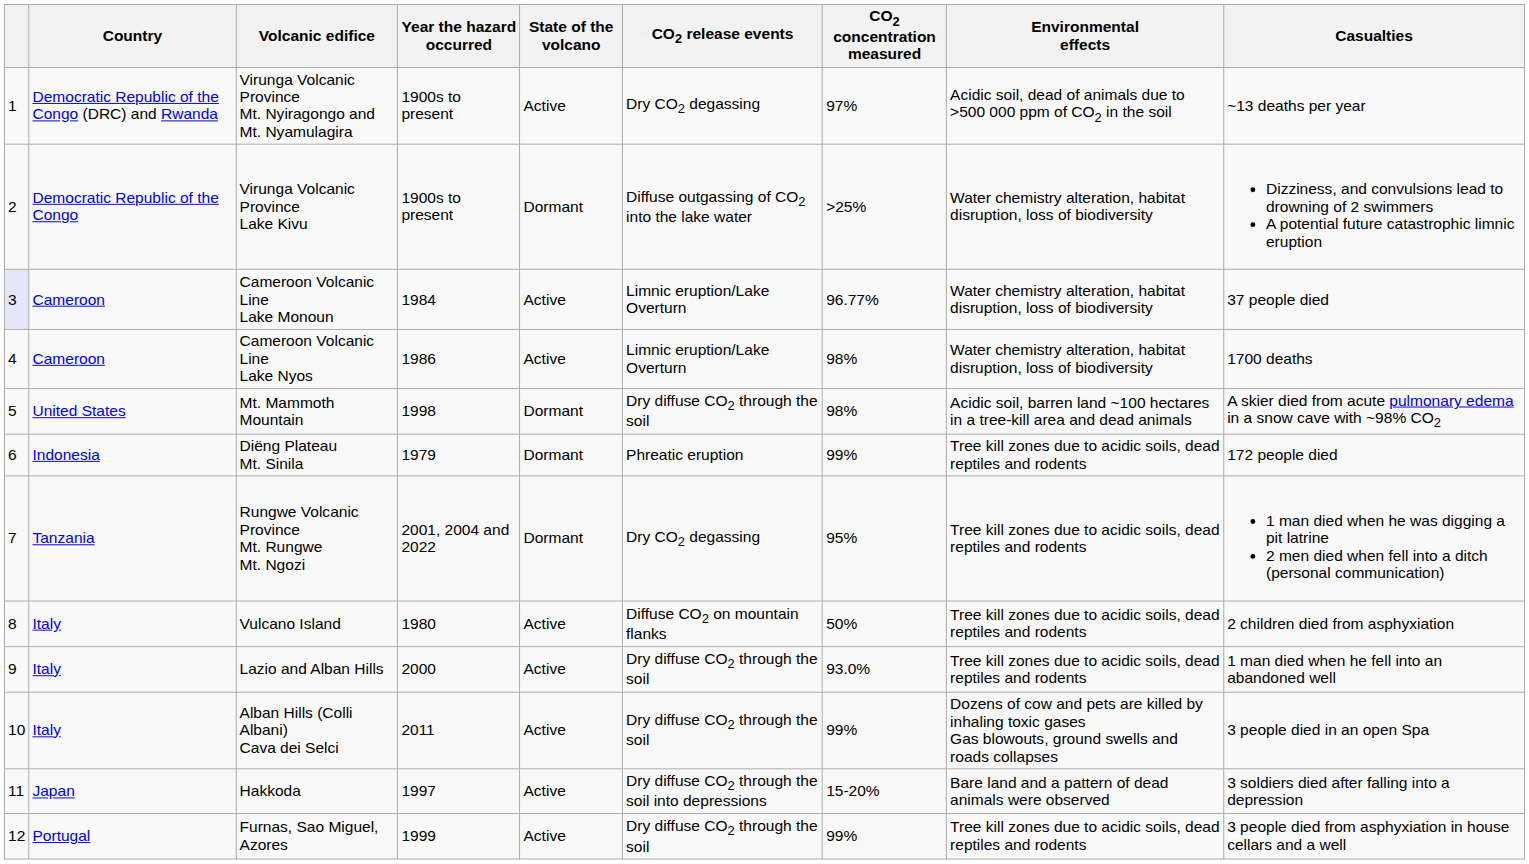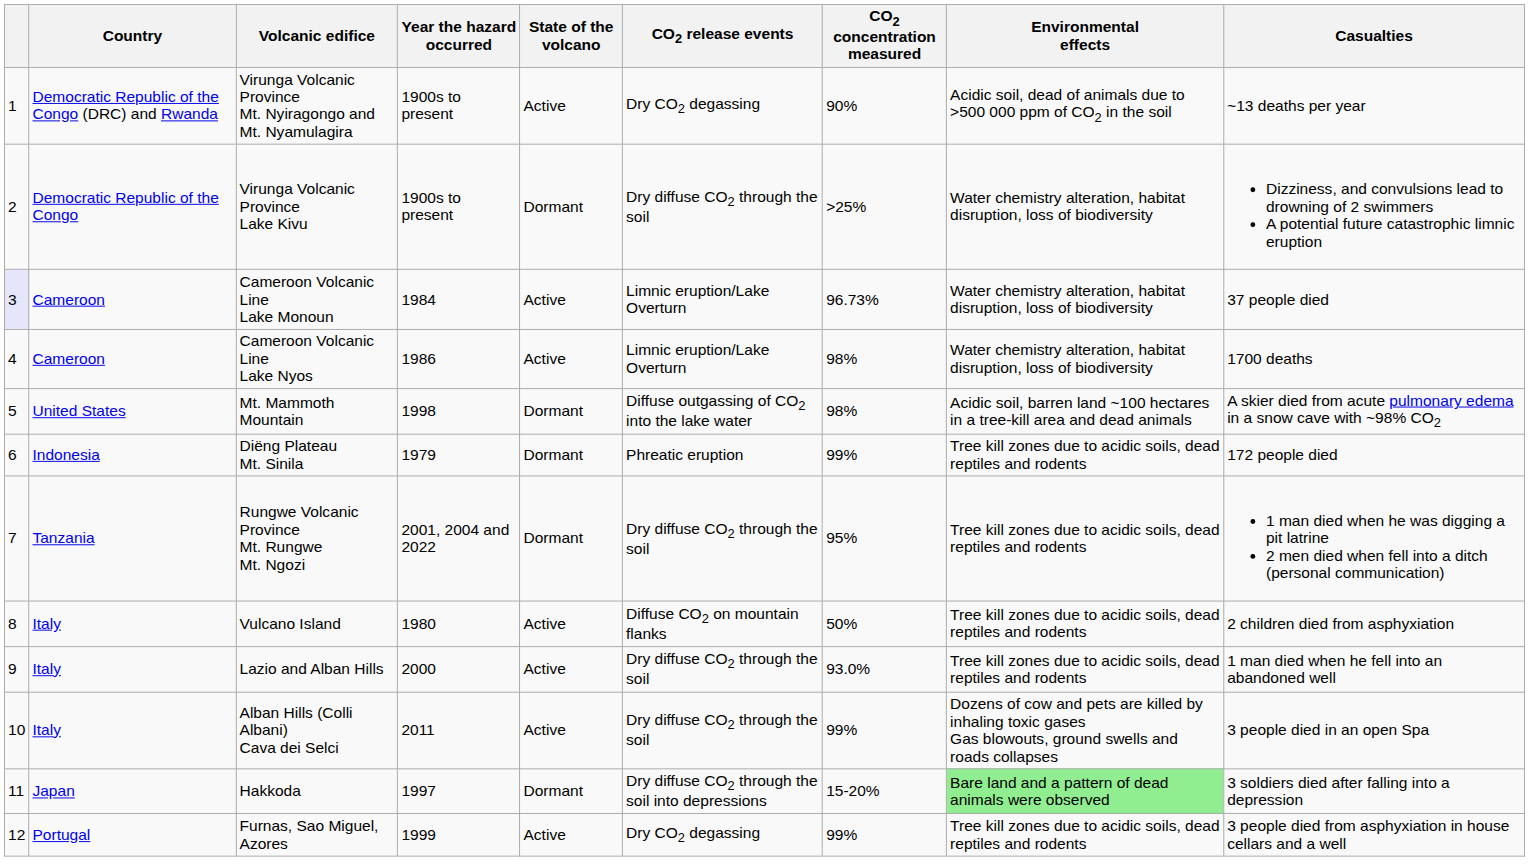(842, 105) 97% -> (842, 105) 90%
(716, 206) Diffuse outgassing of CO2 into the lake water -> (722, 206) Dry diffuse CO2 through the soil
(852, 299) 96.77% -> (852, 299) 96.73%
(722, 411) Dry diffuse CO2 through the soil -> (716, 411) Diffuse outgassing of CO2 into the lake water
(693, 539) Dry CO2 degassing -> (722, 538) Dry diffuse CO2 through the soil
(545, 791) Active -> (553, 791) Dormant
(1059, 791) no background -> (1059, 791) lightgreen background
(722, 836) Dry diffuse CO2 through the soil -> (693, 835) Dry CO2 degassing
